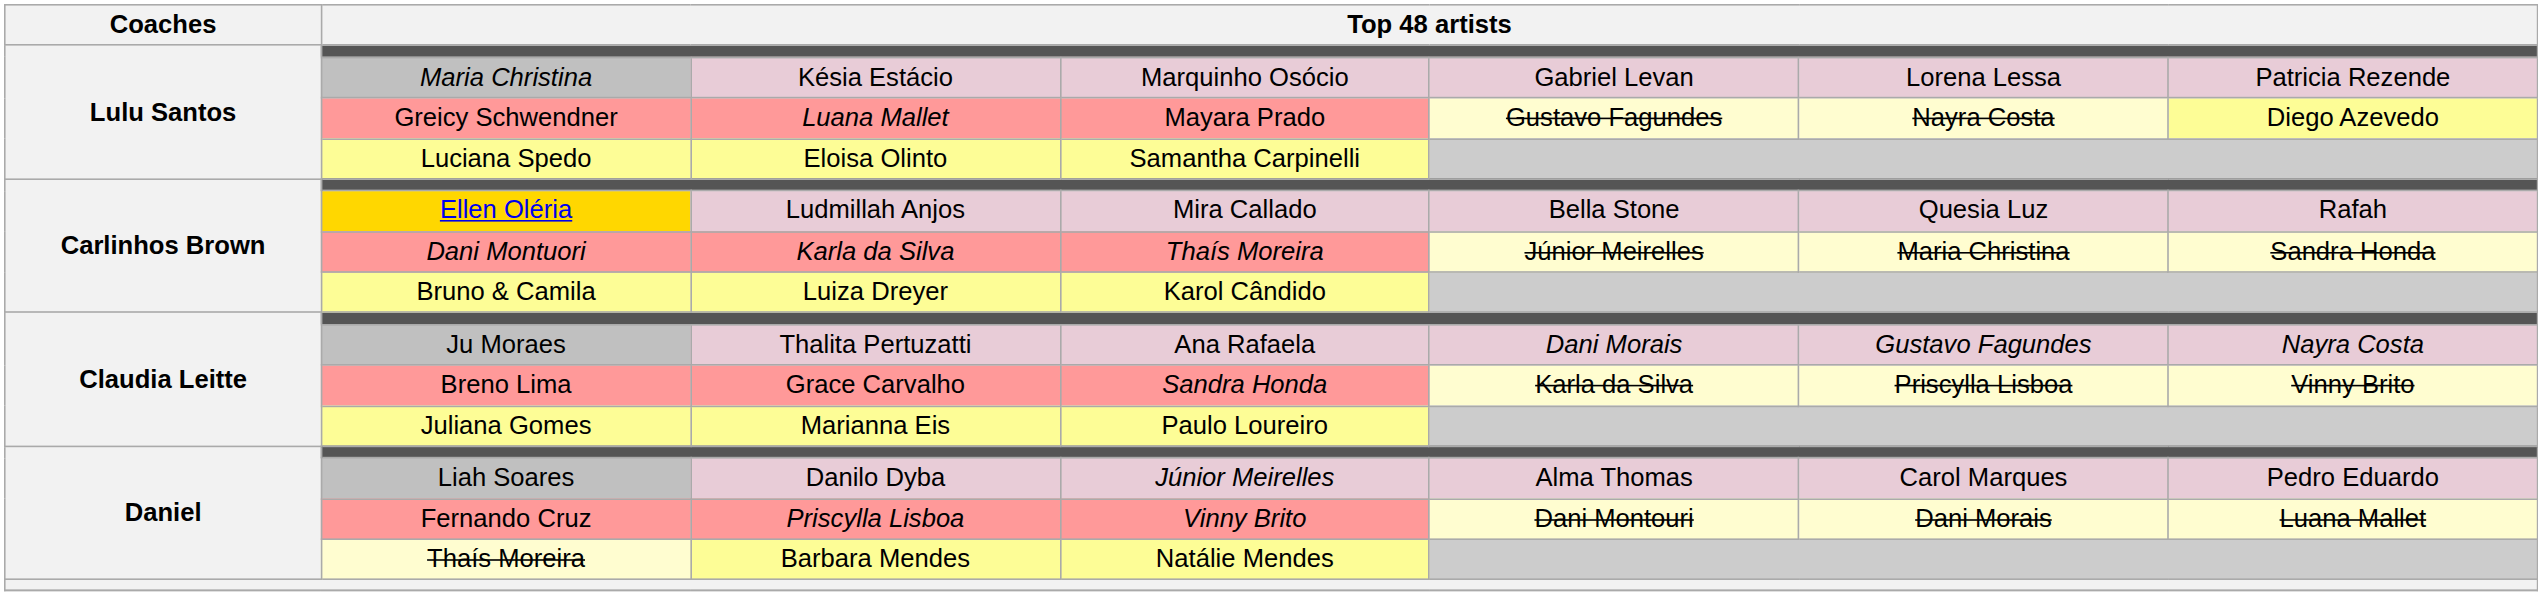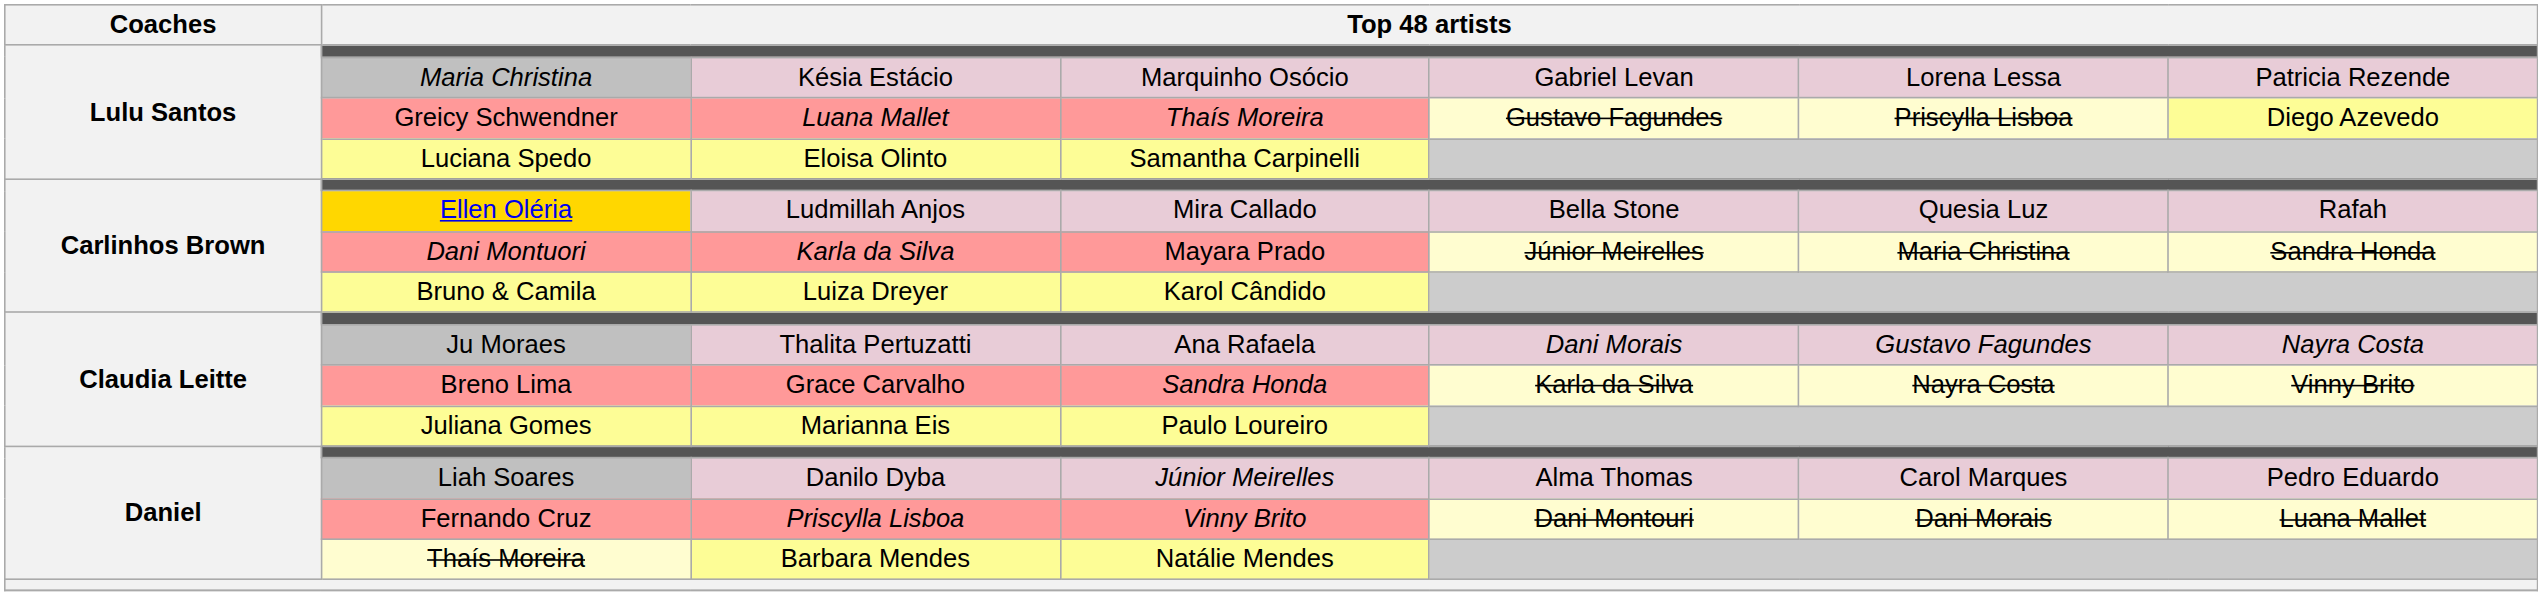(1245, 117) Mayara Prado -> (1245, 117) Thaís Moreira
(1983, 117) Nayra Costa -> (1983, 117) Priscylla Lisboa
(1245, 251) Thaís Moreira -> (1245, 251) Mayara Prado
(1983, 384) Priscylla Lisboa -> (1983, 384) Nayra Costa
